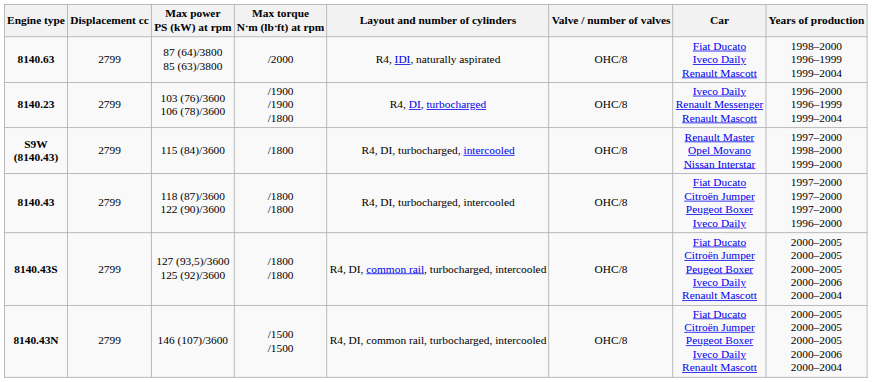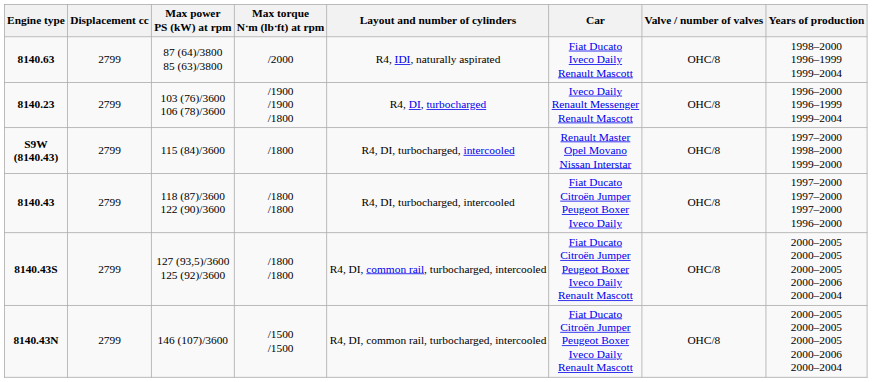columns swapped: (611, 20) <-> (719, 20)
